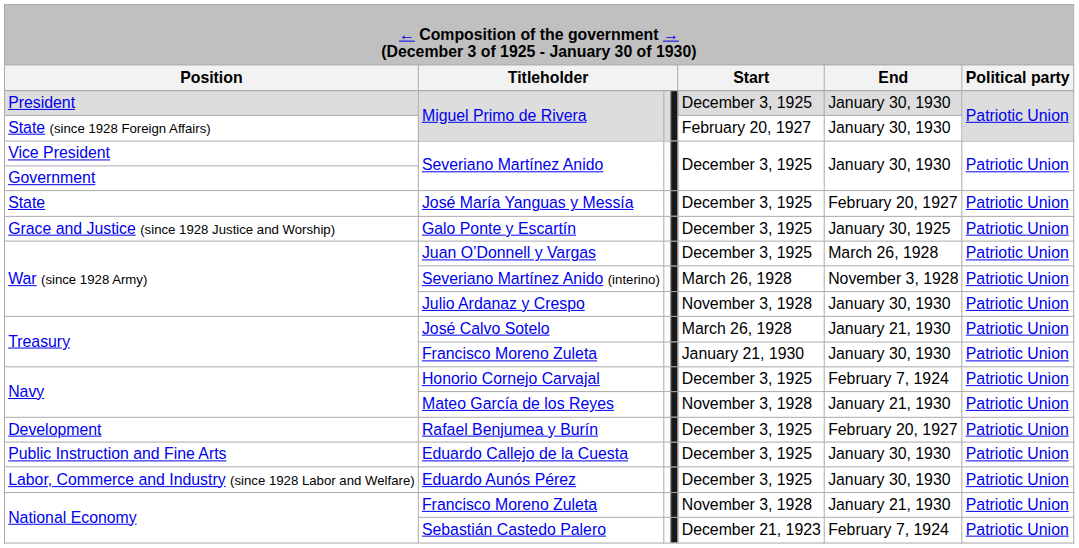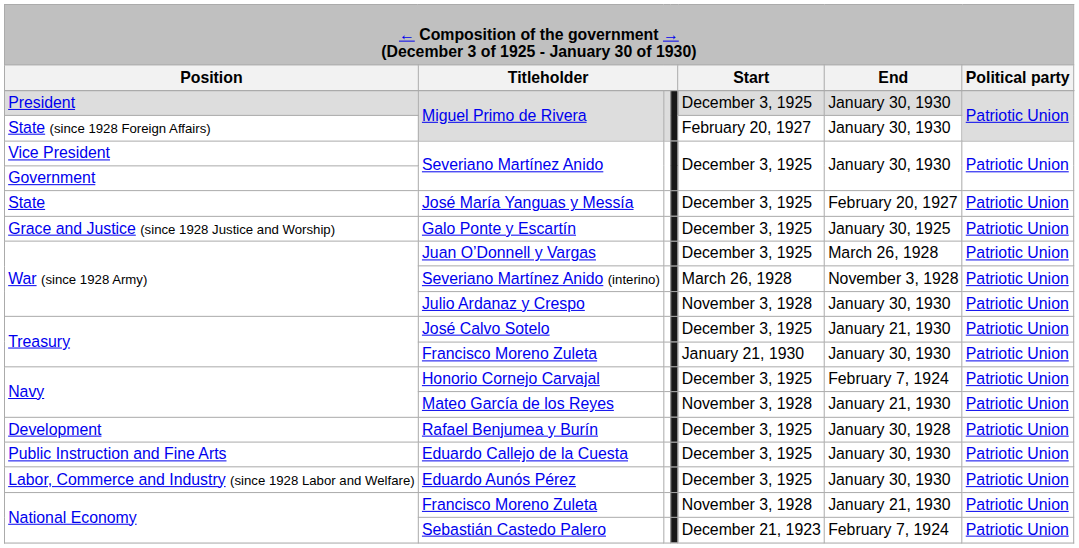(737, 329) March 26, 1928 -> (747, 329) December 3, 1925
(893, 429) February 20, 1927 -> (889, 429) January 30, 1928
